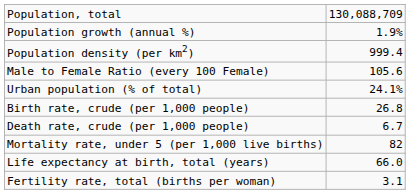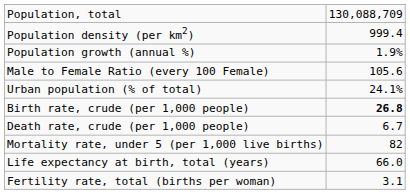rows swapped: (101, 51) <-> (101, 32)
(389, 108) normal -> (389, 108) bold
